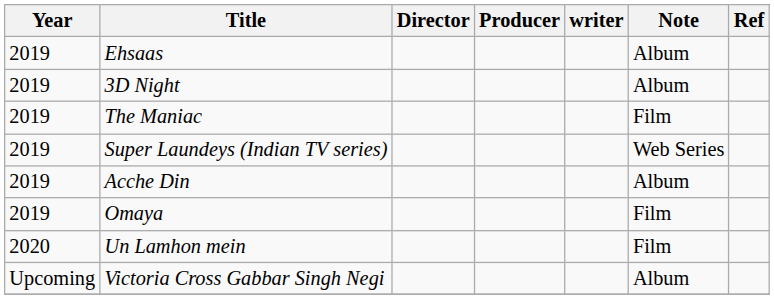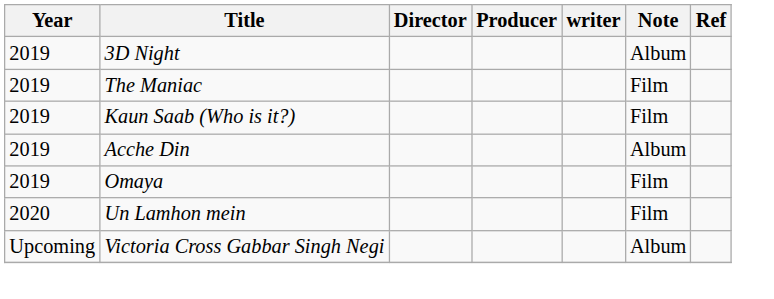- row: (134, 52)
+ row: (200, 117)
- row: (246, 149)
